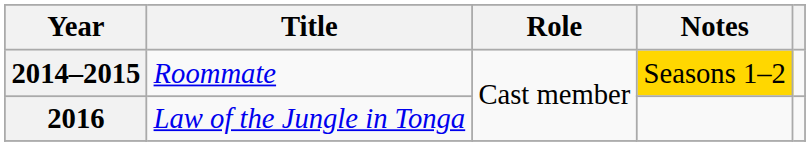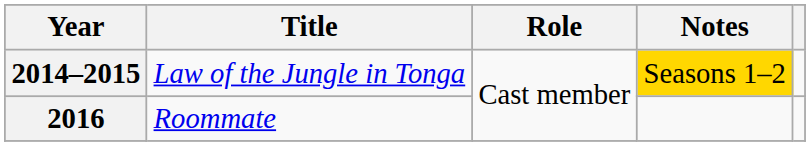(215, 72) Roommate -> (309, 72) Law of the Jungle in Tonga
(309, 118) Law of the Jungle in Tonga -> (215, 118) Roommate
